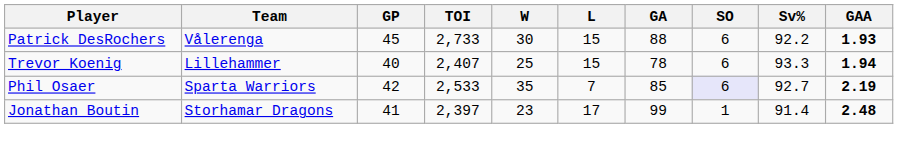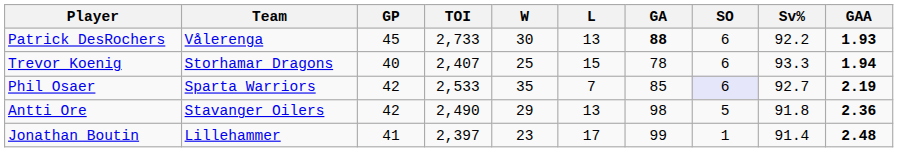(592, 40) 15 -> (592, 40) 13
(658, 40) normal -> (658, 40) bold
(233, 64) Lillehammer -> (259, 64) Storhamar Dragons
+ row: (47, 111)
(259, 111) Storhamar Dragons -> (233, 135) Lillehammer
